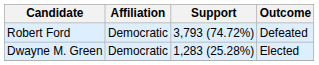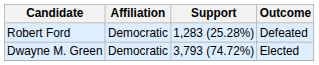(214, 32) 3,793 (74.72%) -> (214, 32) 1,283 (25.28%)
(214, 51) 1,283 (25.28%) -> (214, 51) 3,793 (74.72%)
